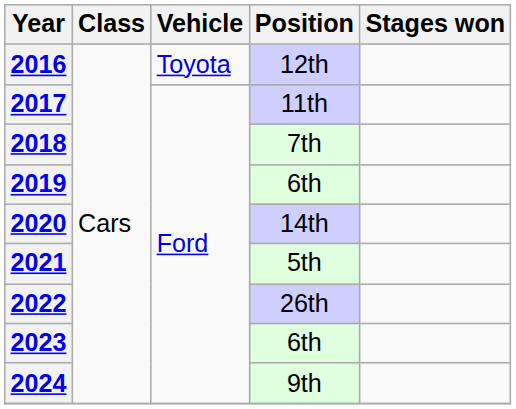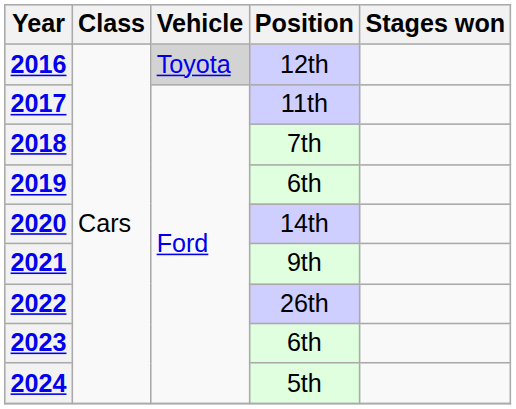(194, 64) no background -> (194, 64) lightgrey background
(304, 263) 5th -> (304, 263) 9th
(304, 382) 9th -> (304, 382) 5th
